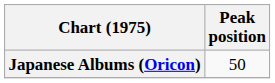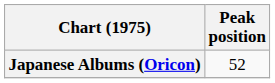(237, 63) 50 -> (237, 63) 52
